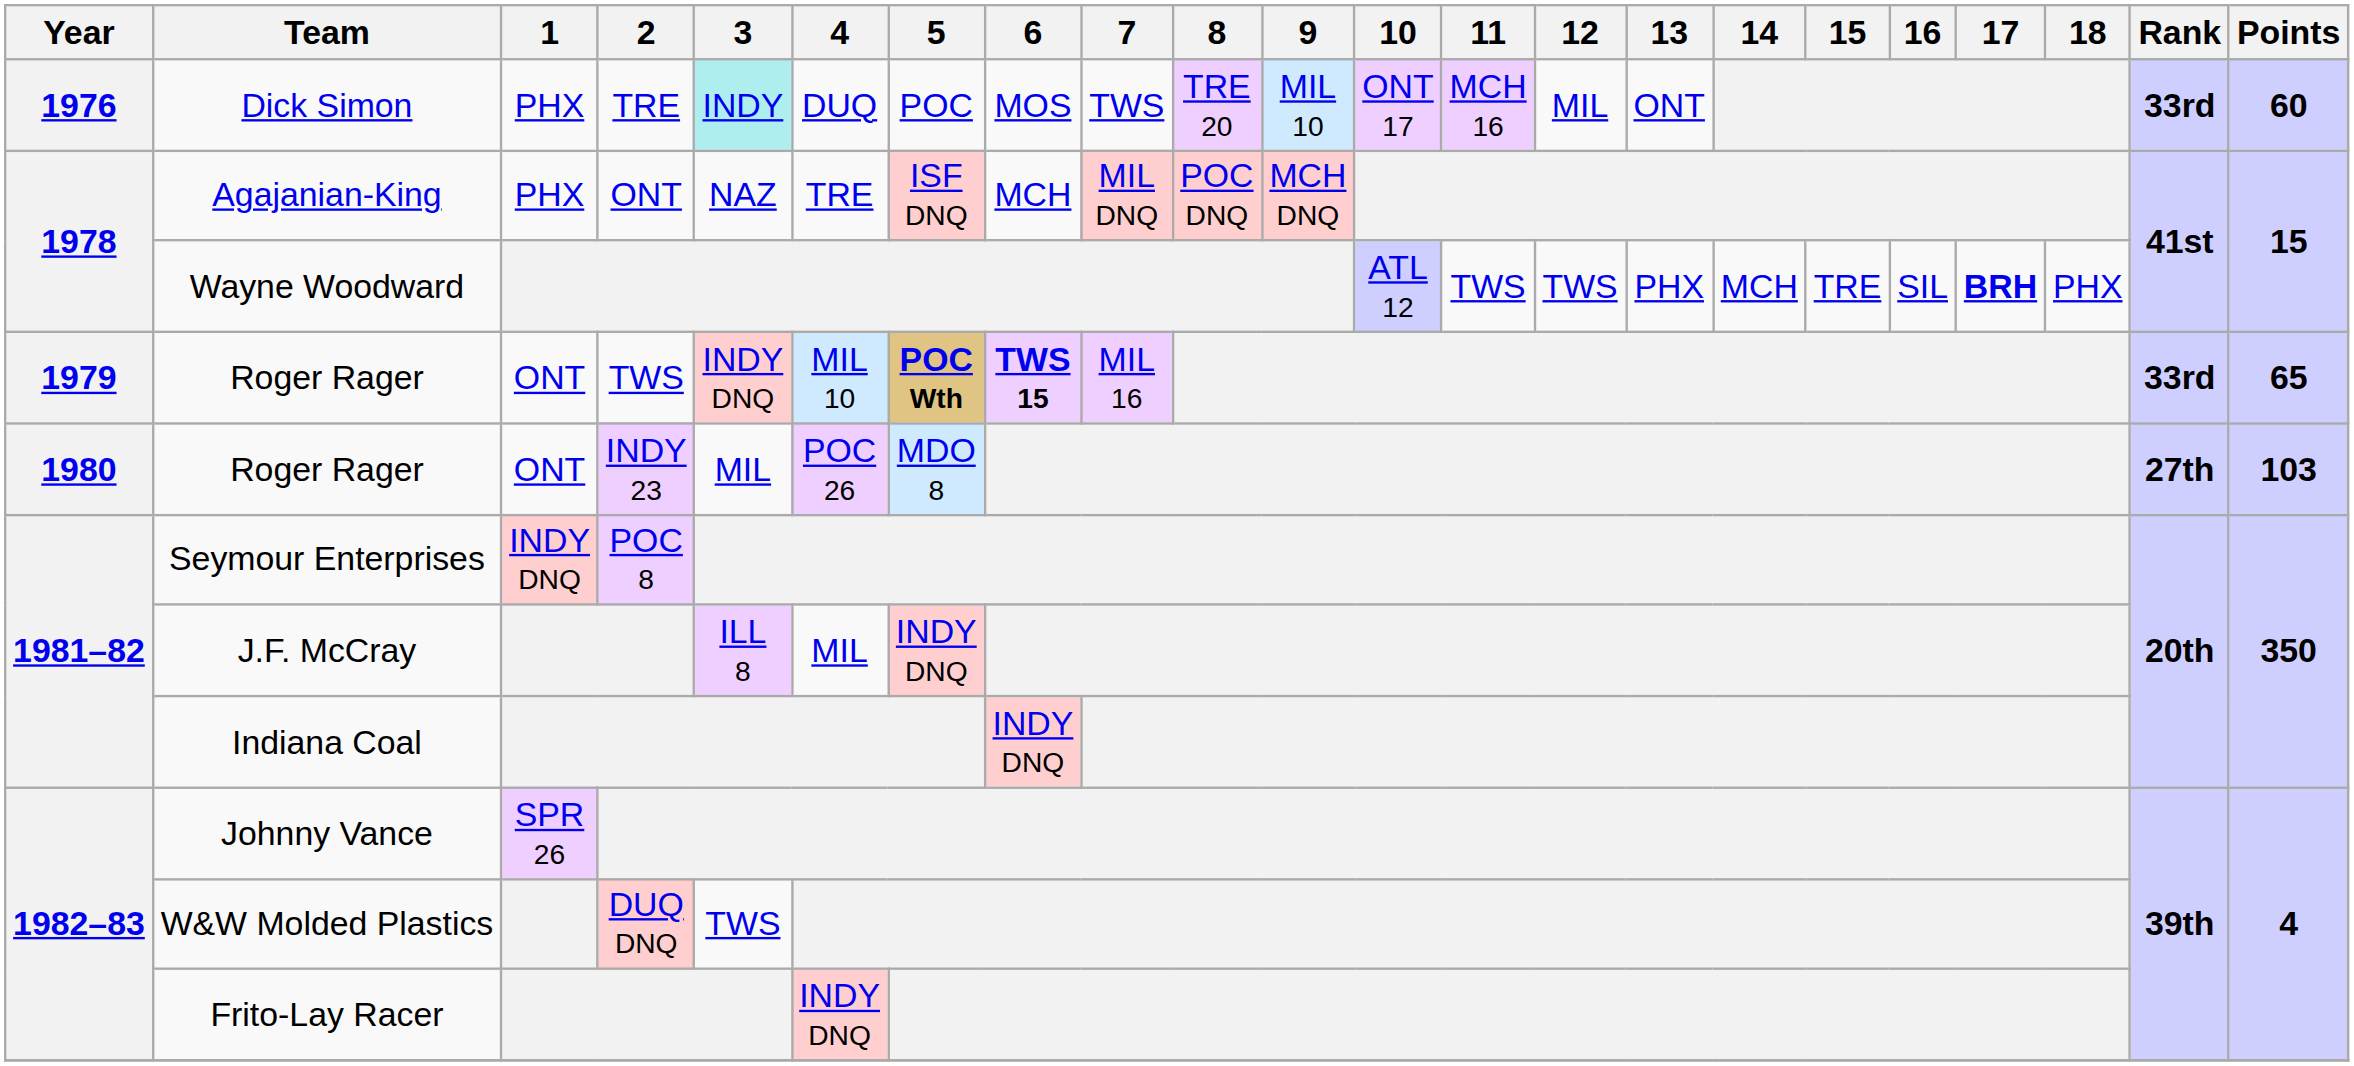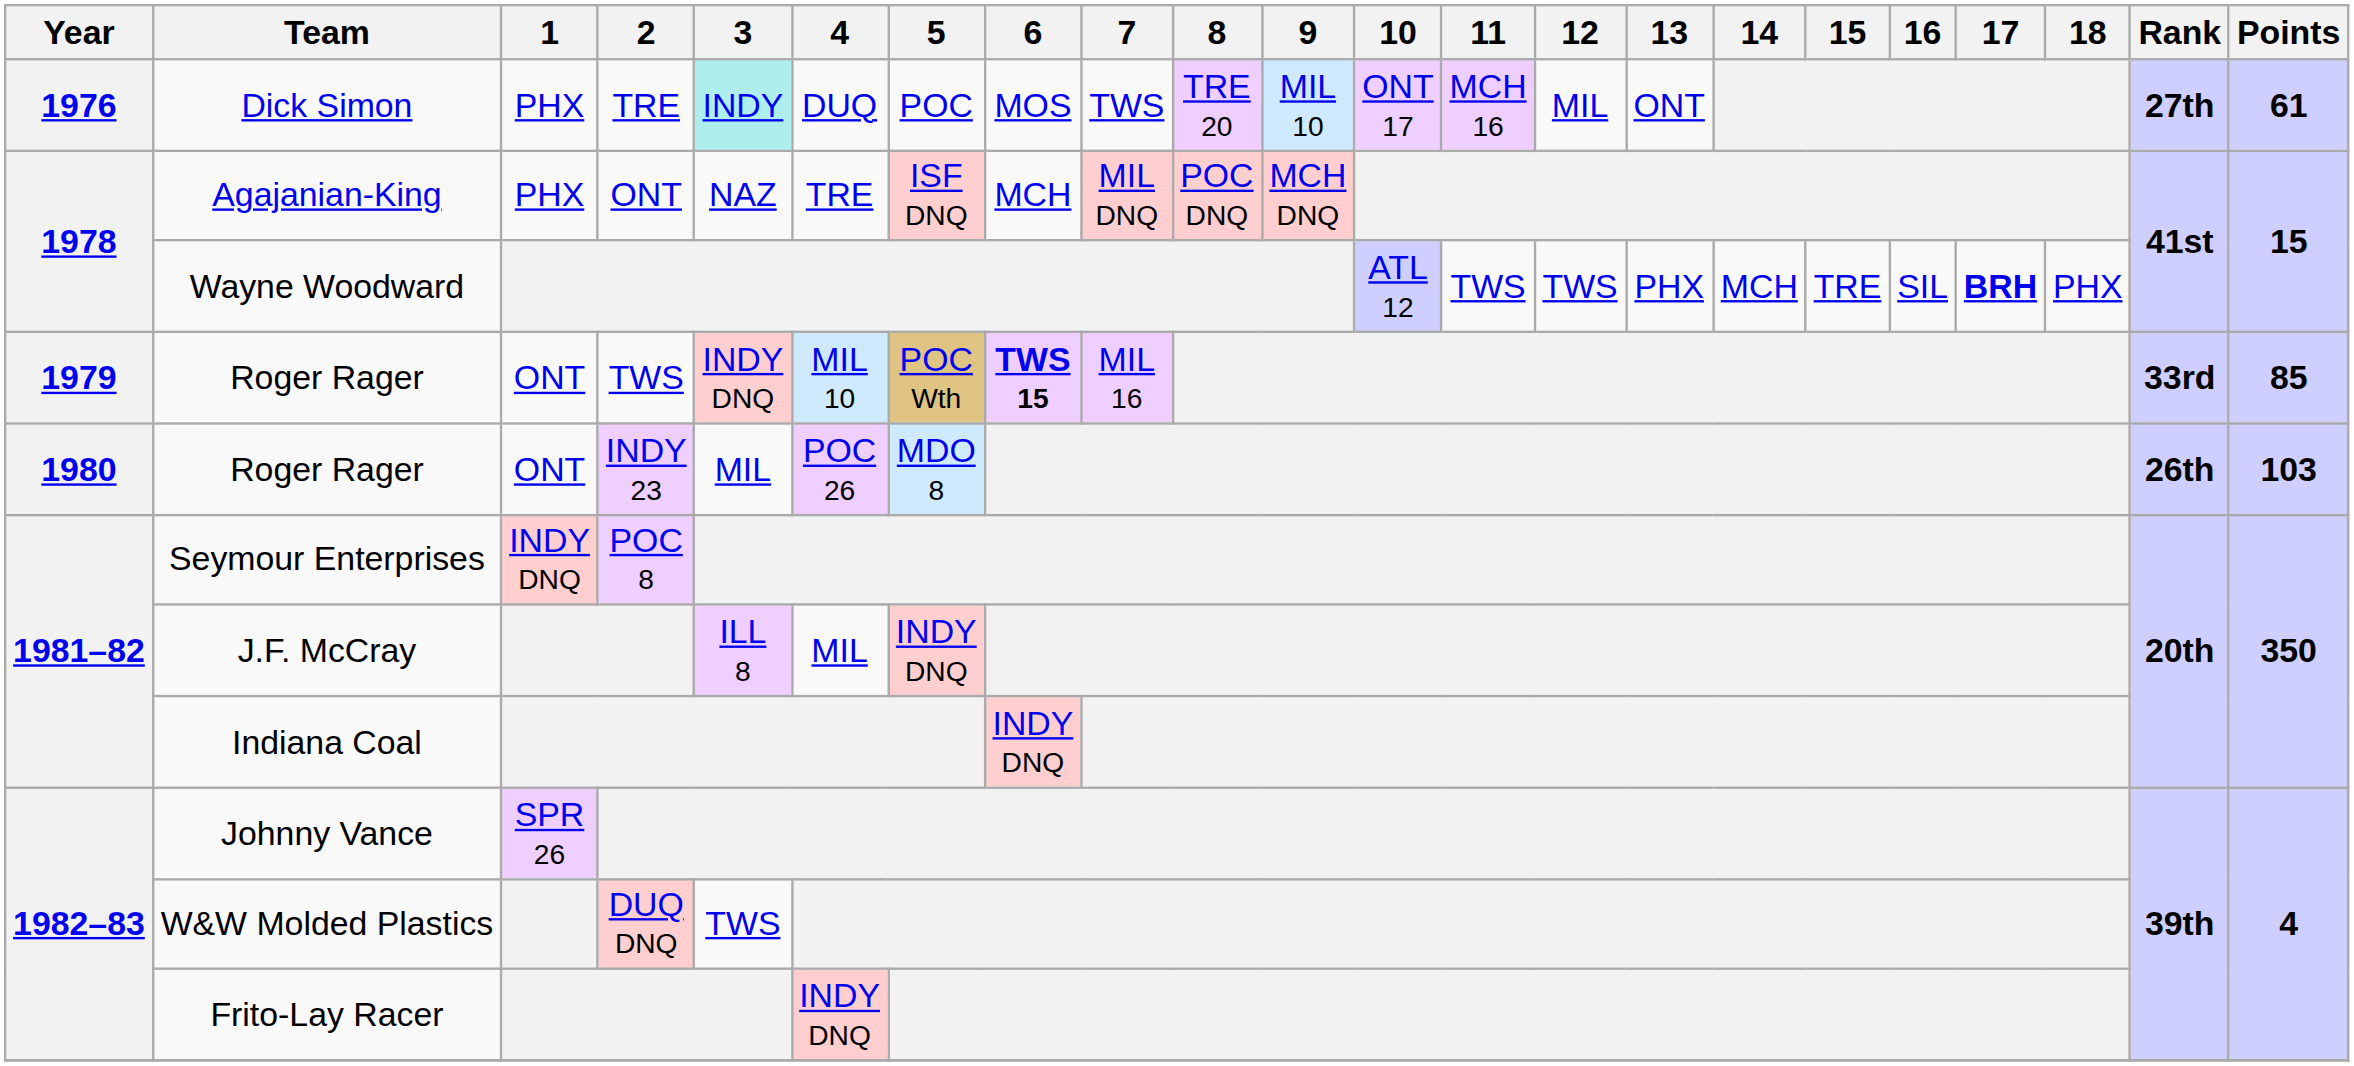(2180, 105) 33rd -> (2180, 105) 27th
(2289, 105) 60 -> (2289, 105) 61
(936, 378) bold -> (936, 378) normal
(2289, 378) 65 -> (2289, 378) 85
(2180, 469) 27th -> (2180, 469) 26th
